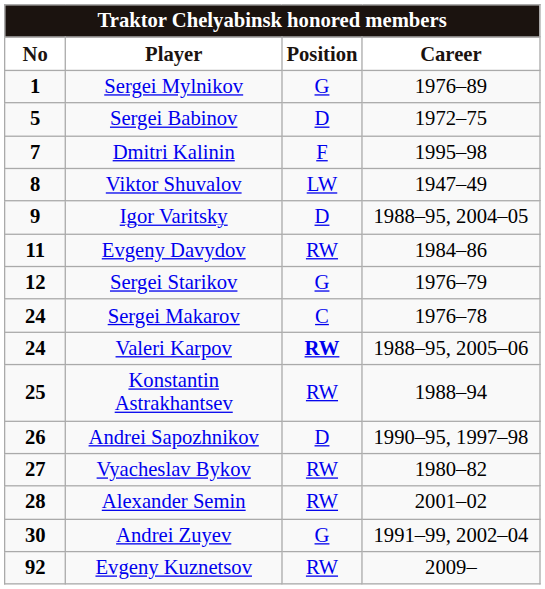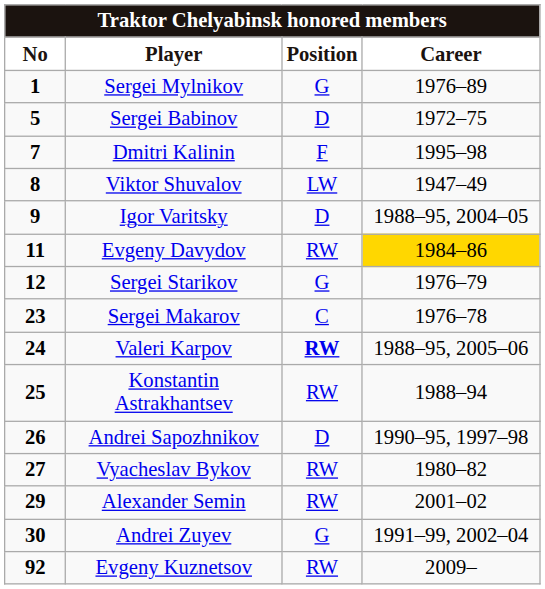(451, 250) no background -> (451, 250) gold background
(35, 315) 24 -> (35, 315) 23
(35, 502) 28 -> (35, 502) 29
